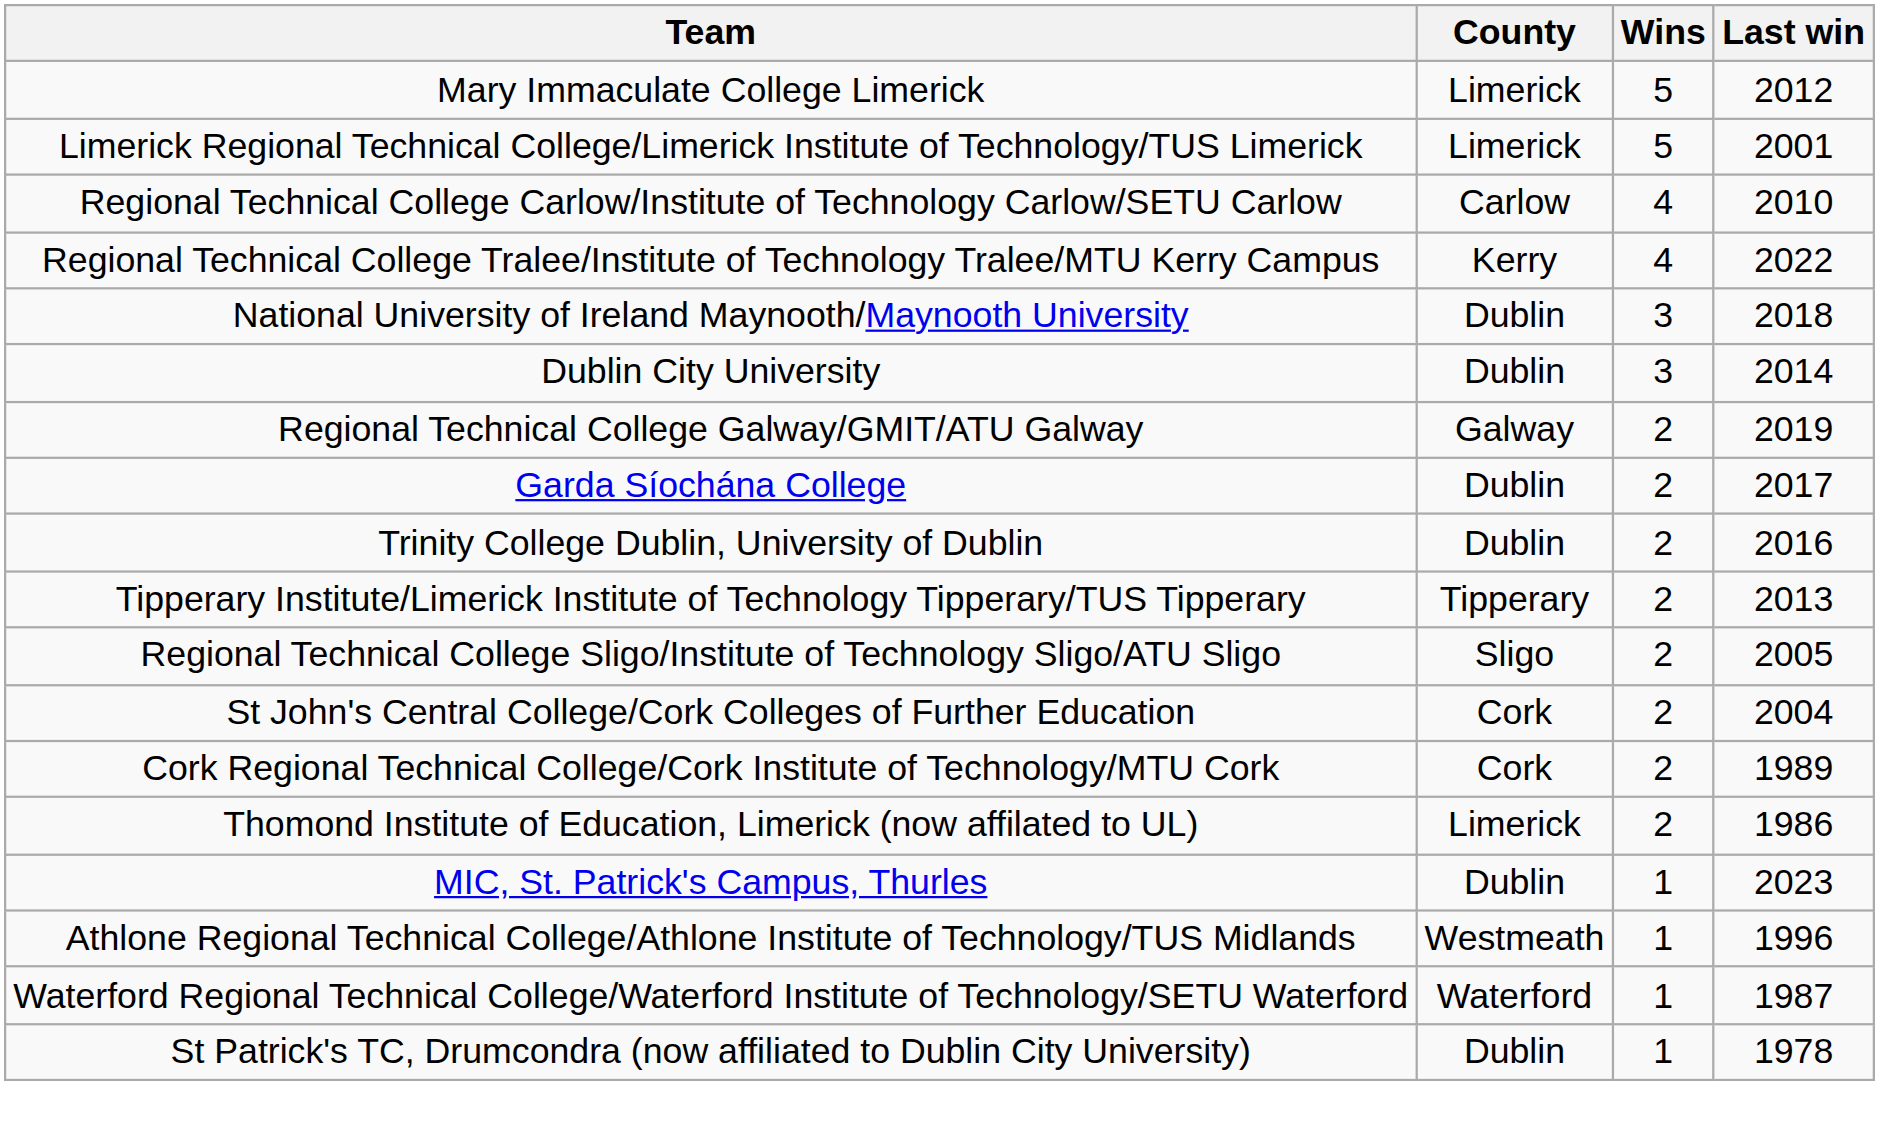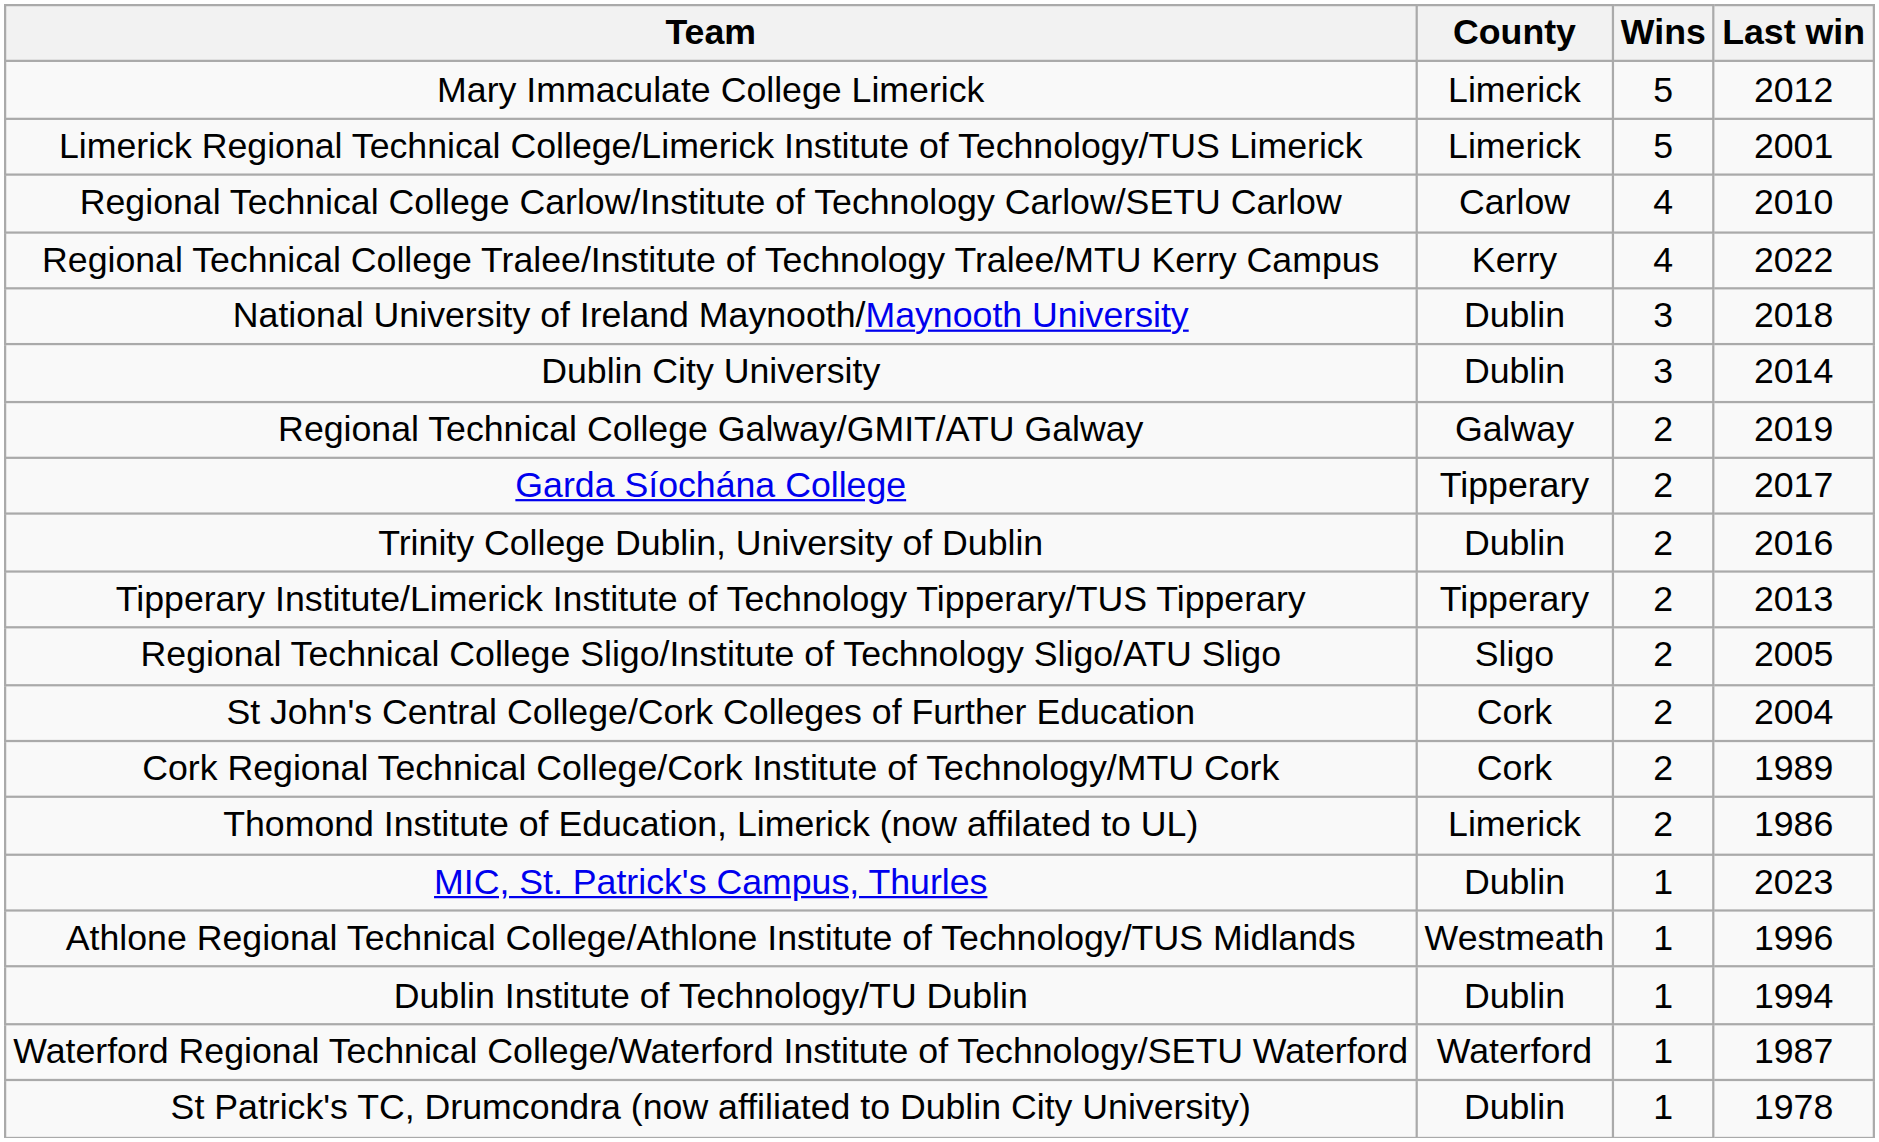(1514, 485) Dublin -> (1514, 485) Tipperary
+ row: (711, 994)
